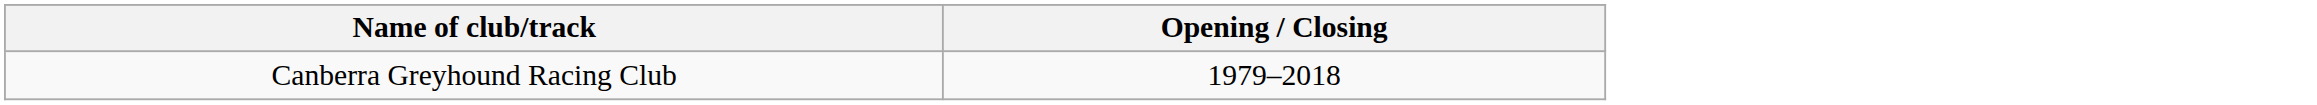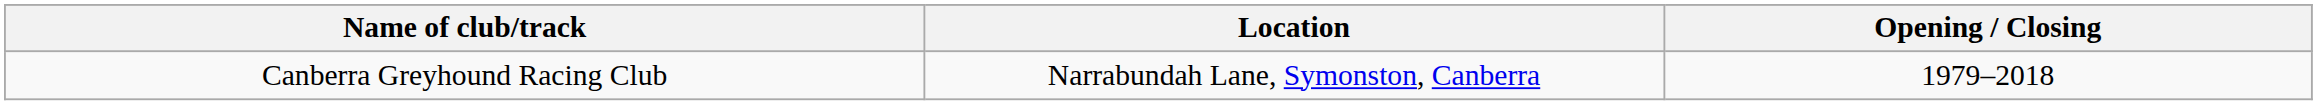+ column: (1294, 27)
